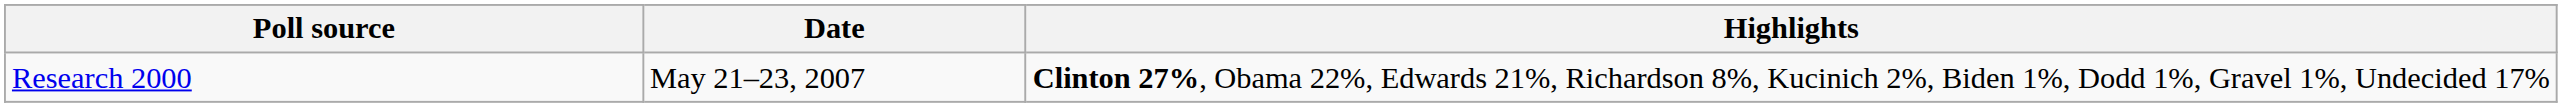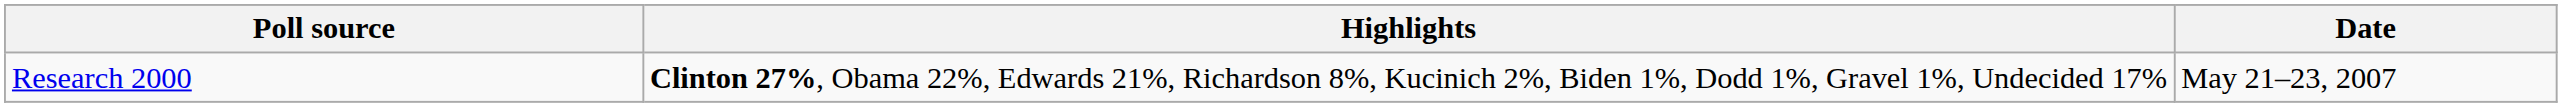columns swapped: (834, 28) <-> (1791, 28)
